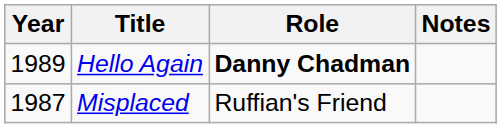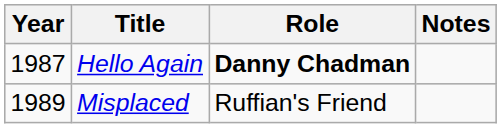(38, 63) 1989 -> (38, 63) 1987
(38, 102) 1987 -> (38, 102) 1989
